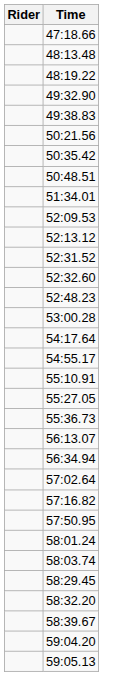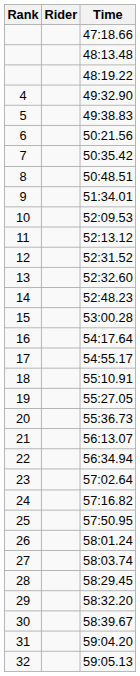+ column: (23, 15)
